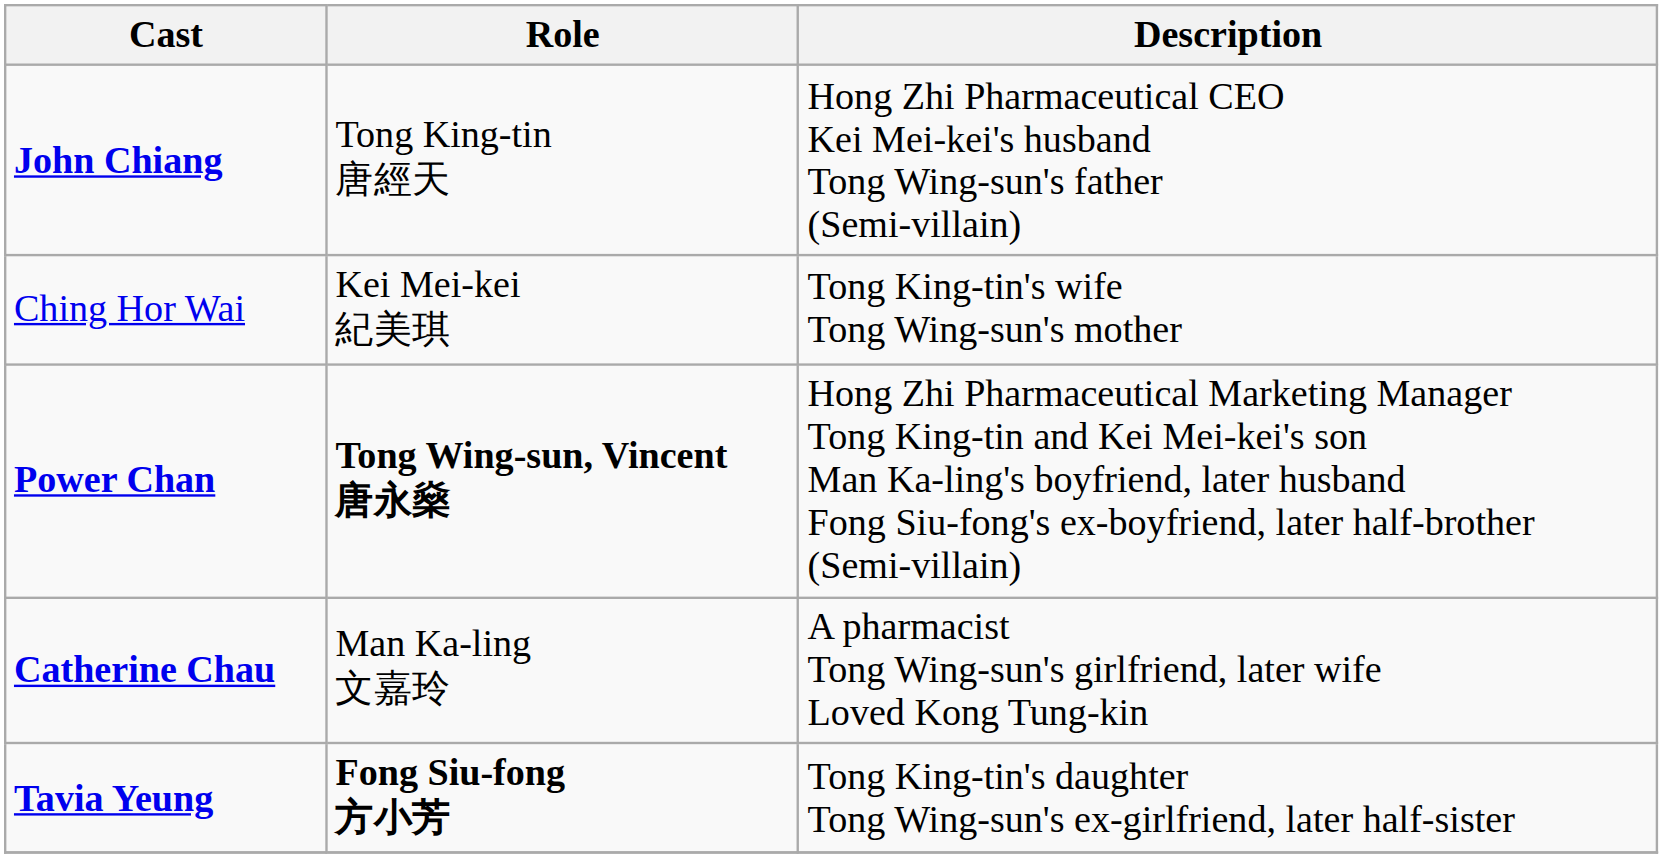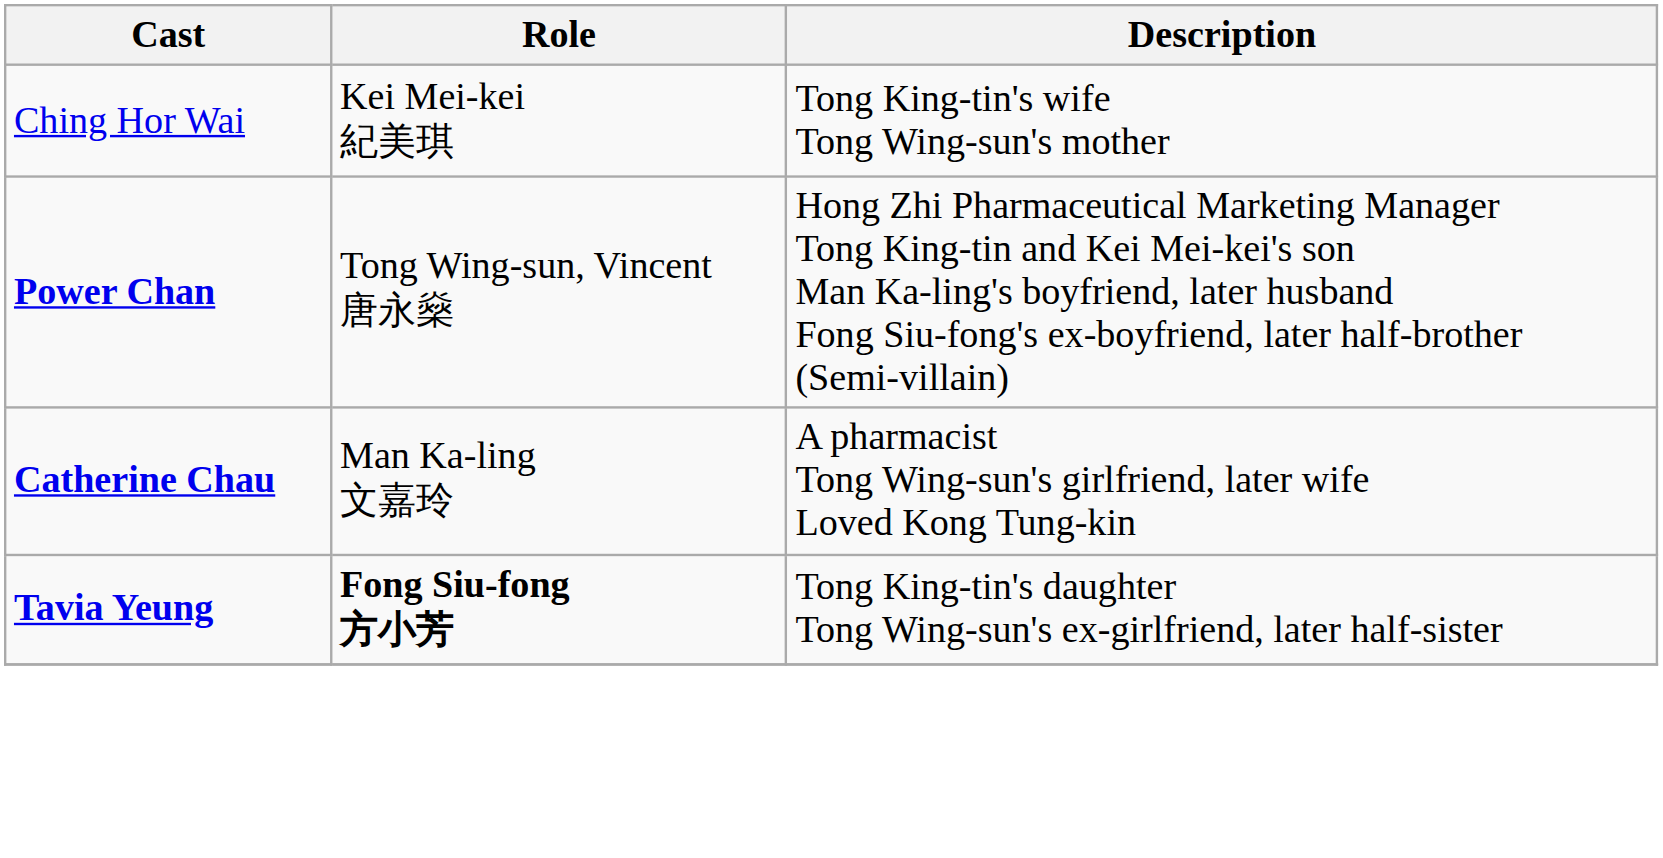- row: (118, 159)
(531, 477) bold -> (526, 288) normal
